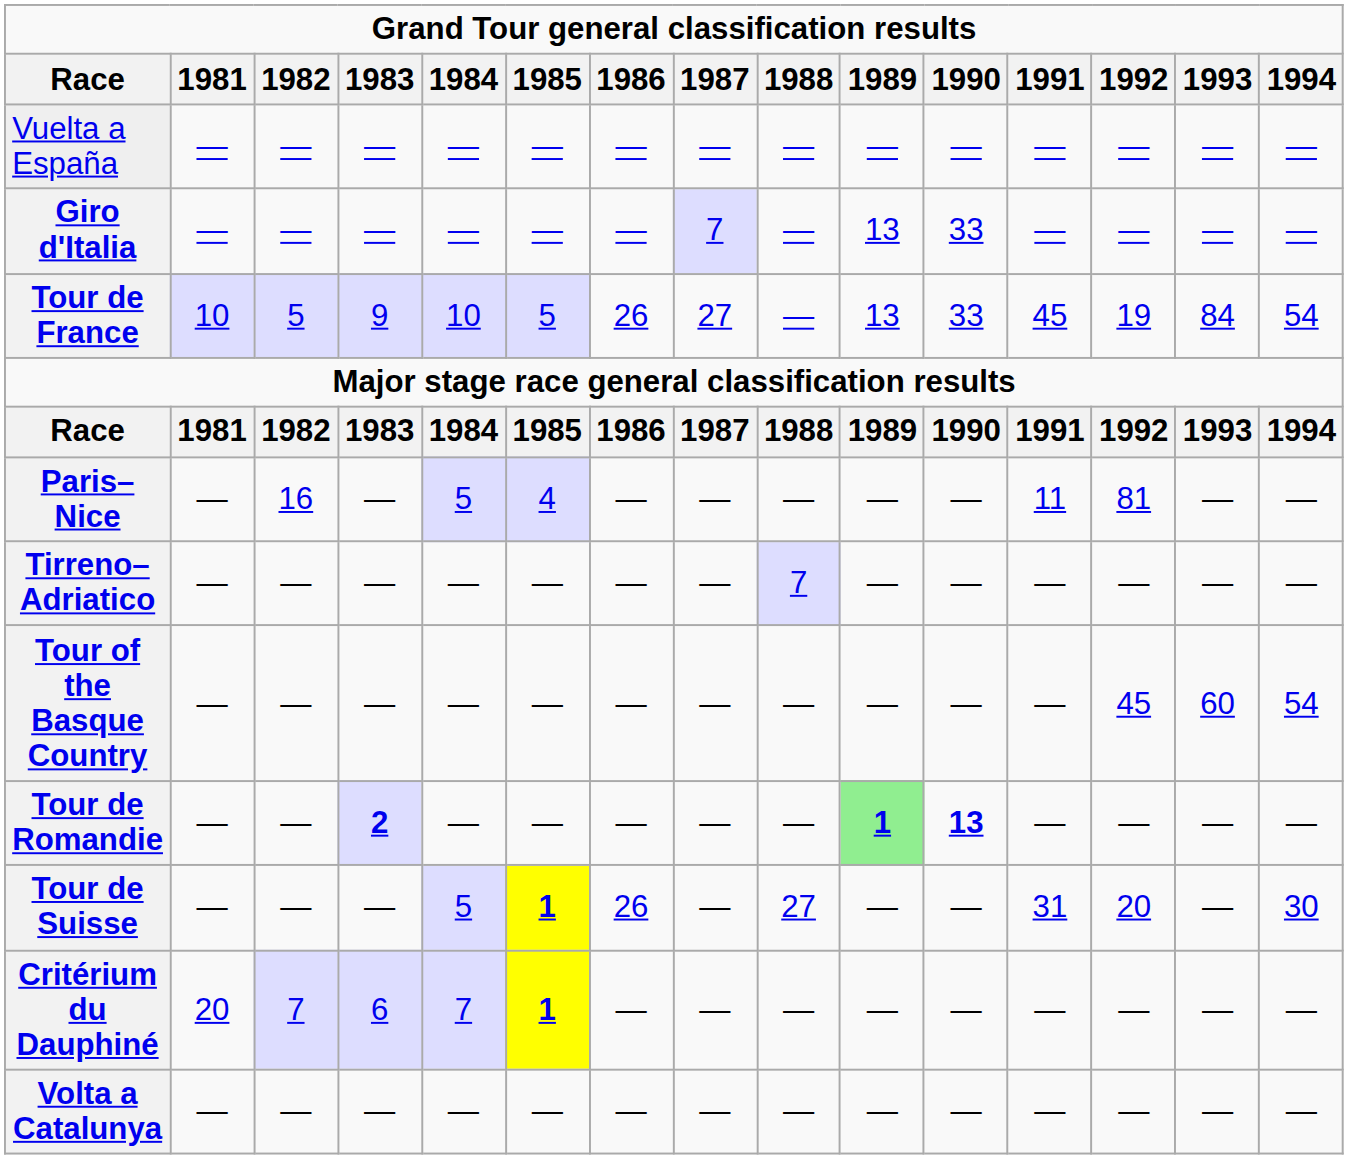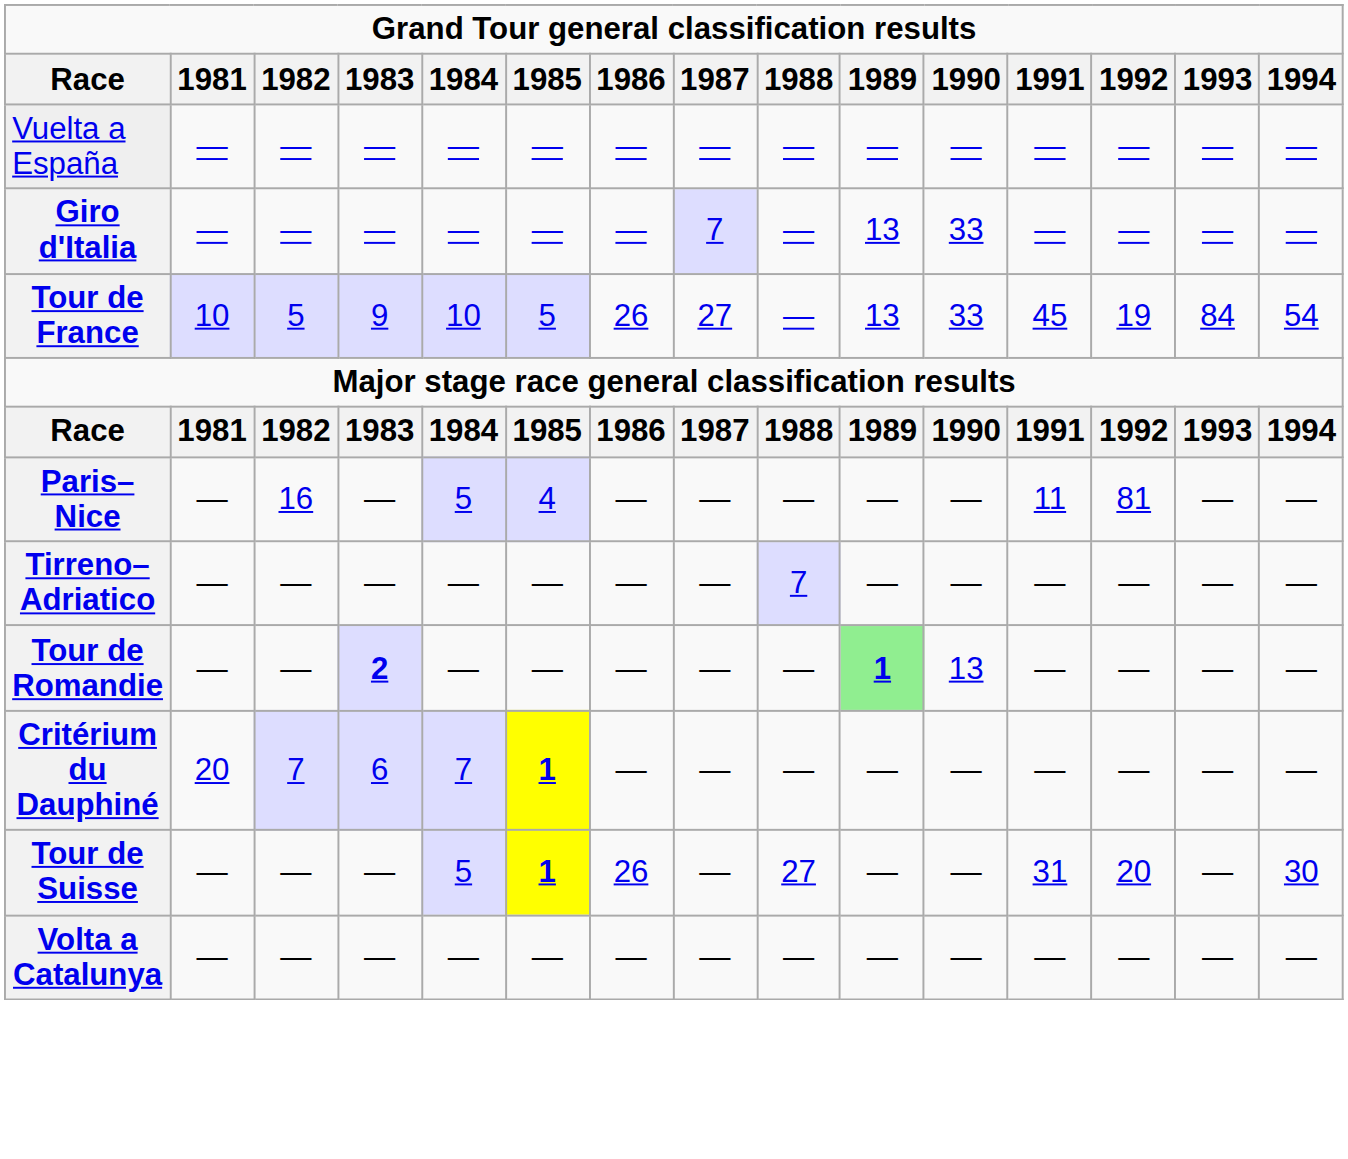- row: (88, 702)
(966, 822) bold -> (966, 667) normal
rows swapped: (88, 1009) <-> (88, 906)
